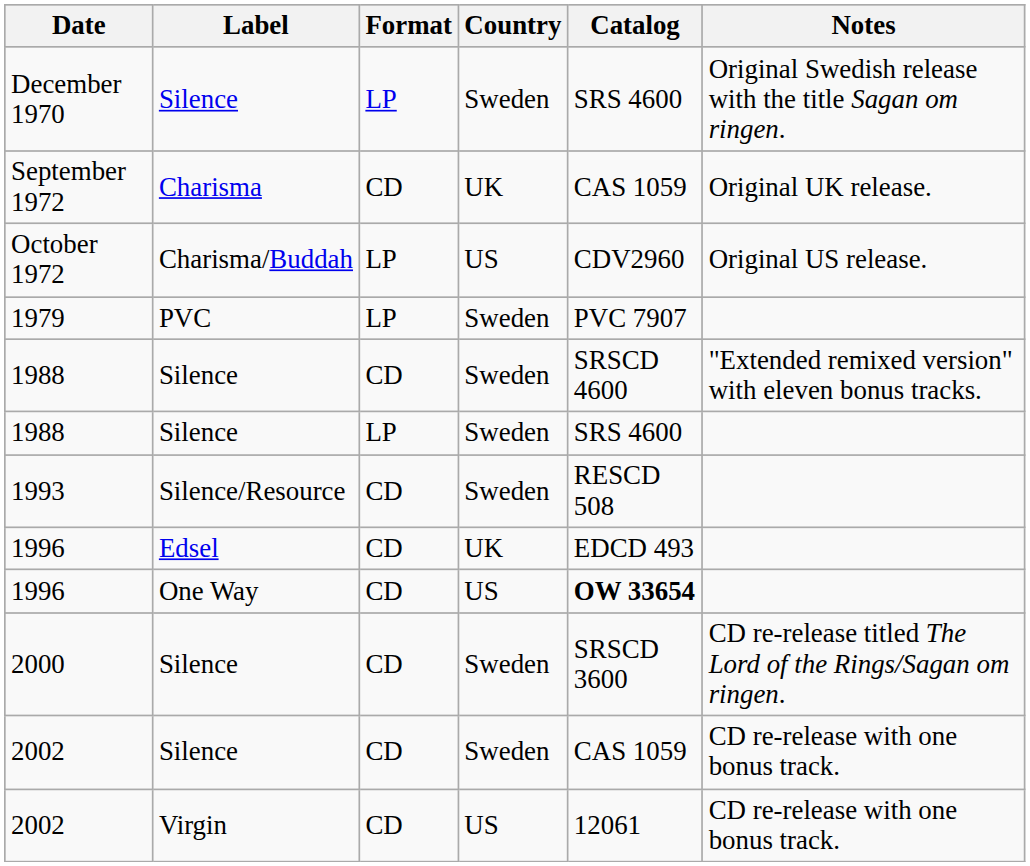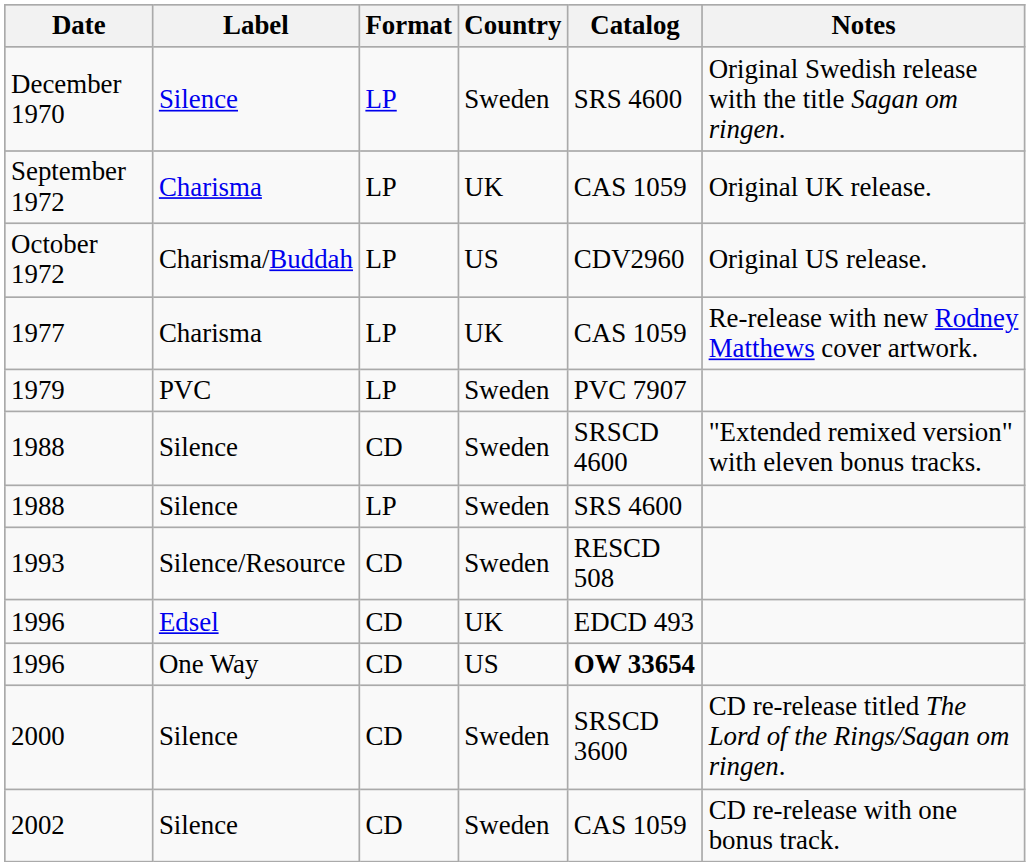(384, 186) CD -> (381, 186) LP
+ row: (38, 332)
- row: (38, 824)
